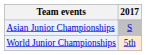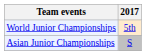rows swapped: (61, 28) <-> (61, 43)
